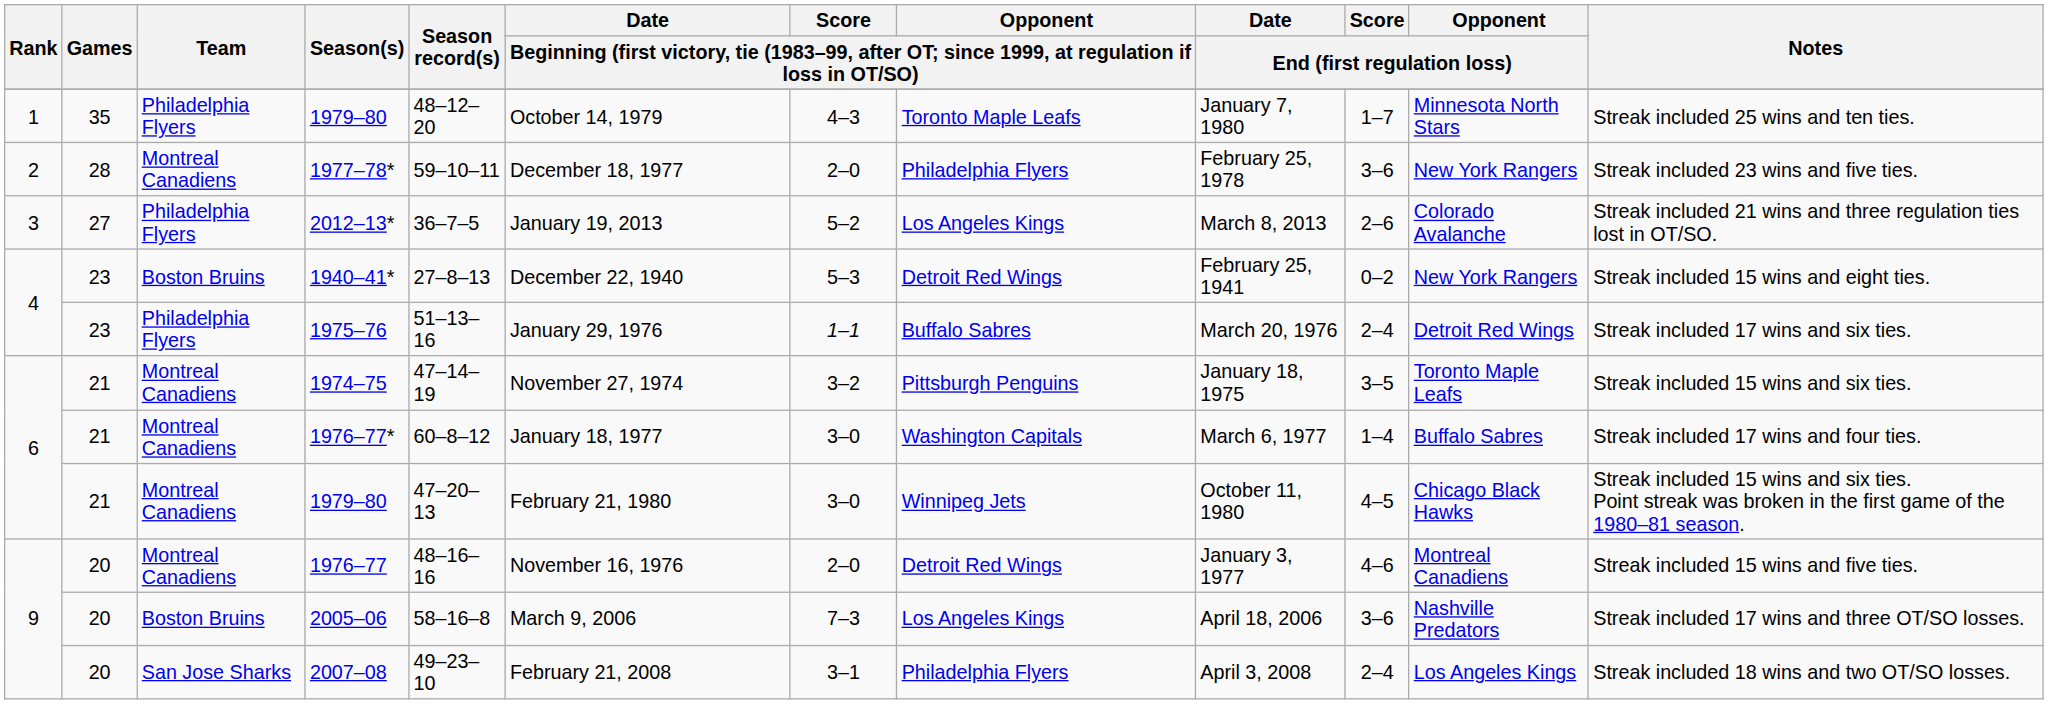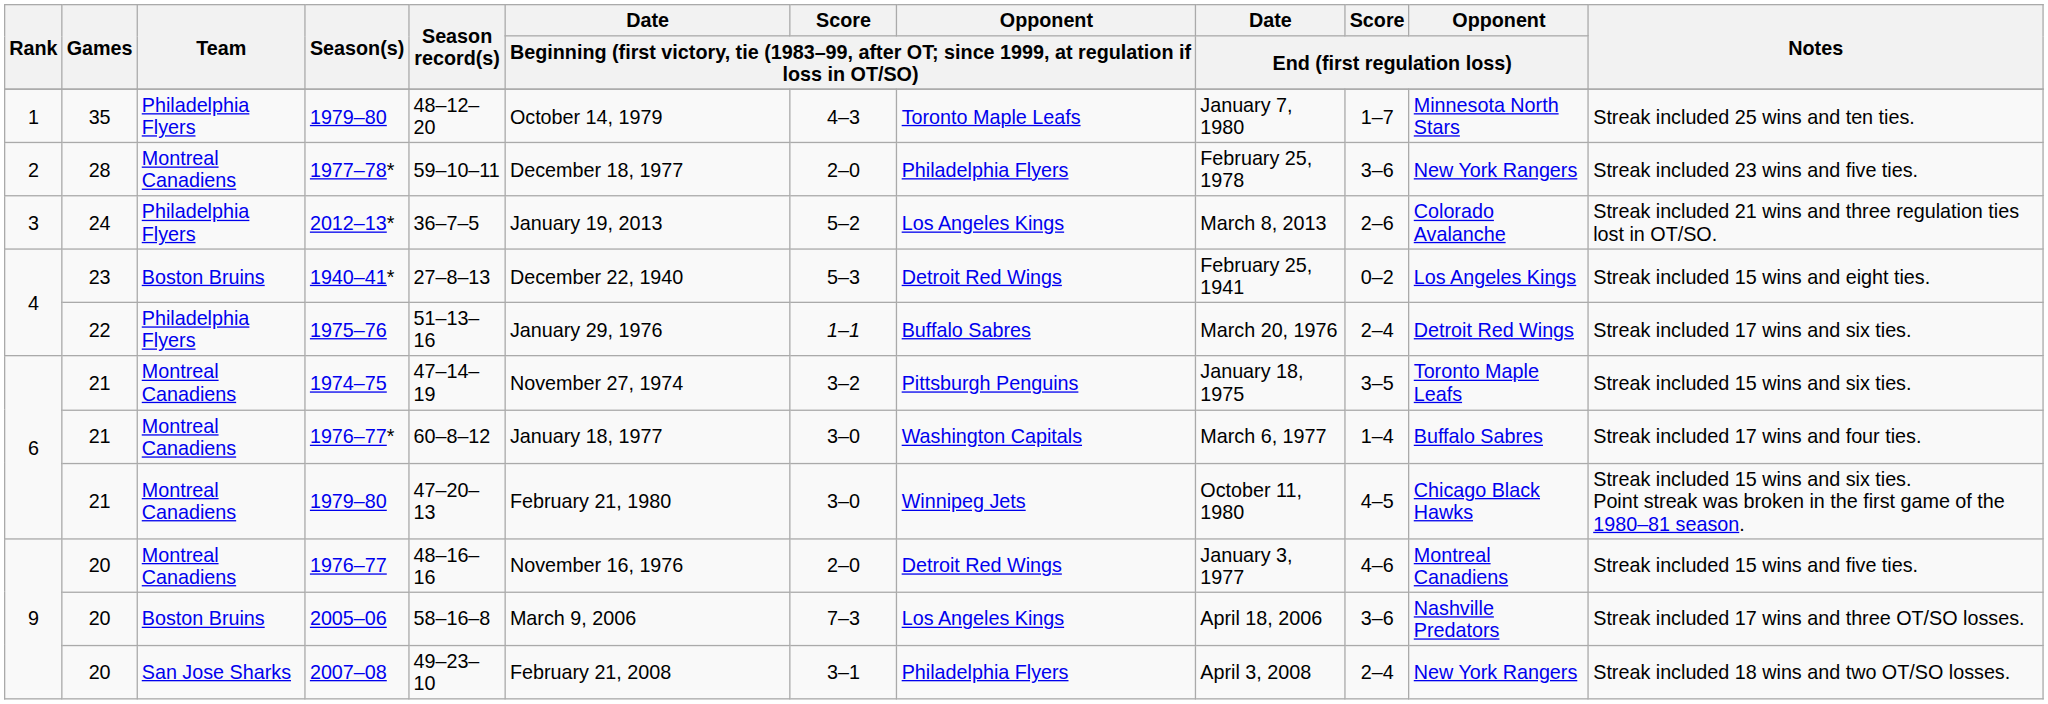(100, 223) 27 -> (100, 223) 24
(1496, 276) New York Rangers -> (1495, 276) Los Angeles Kings
(100, 330) 23 -> (100, 330) 22
(1495, 672) Los Angeles Kings -> (1496, 672) New York Rangers
